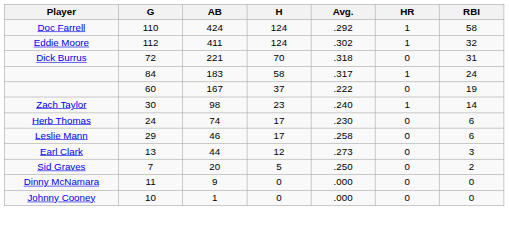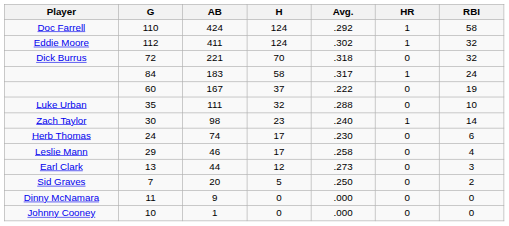(472, 58) 31 -> (472, 58) 32
+ row: (61, 105)
(472, 136) 6 -> (472, 151) 4
